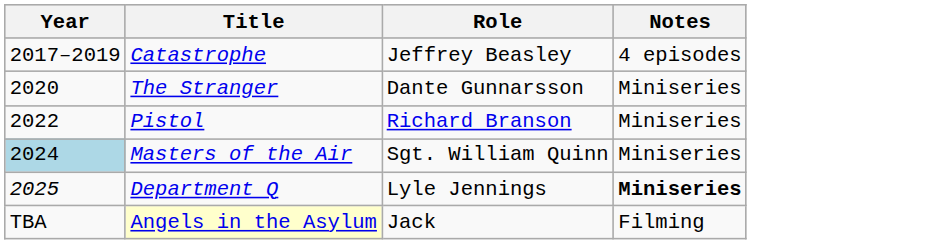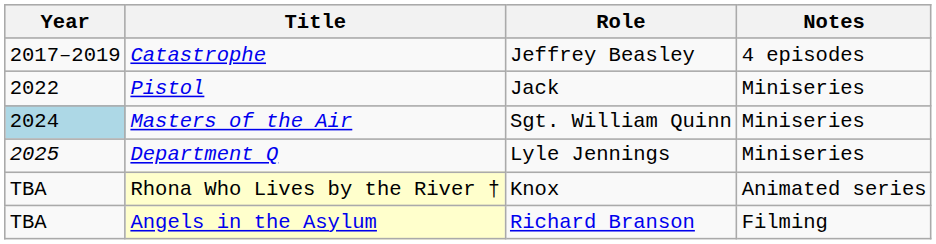- row: (204, 88)
(479, 122) Richard Branson -> (535, 88) Jack
(680, 189) bold -> (803, 155) normal
+ row: (315, 189)
(411, 222) Jack -> (602, 222) Richard Branson
